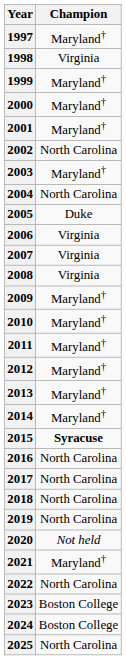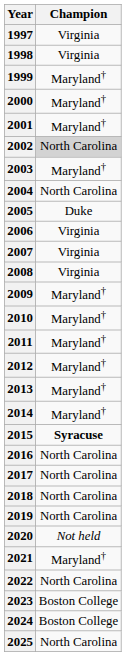(78, 36) Maryland† -> (78, 34) Virginia
(78, 150) no background -> (78, 146) lightgrey background
